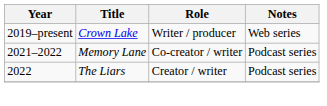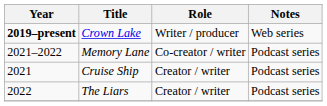(40, 33) normal -> (42, 33) bold
+ row: (110, 71)
